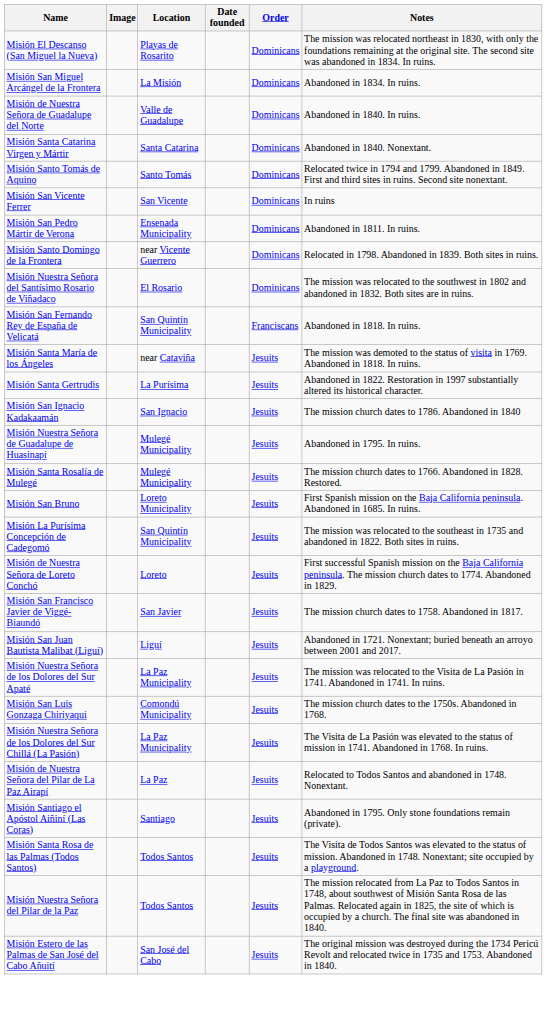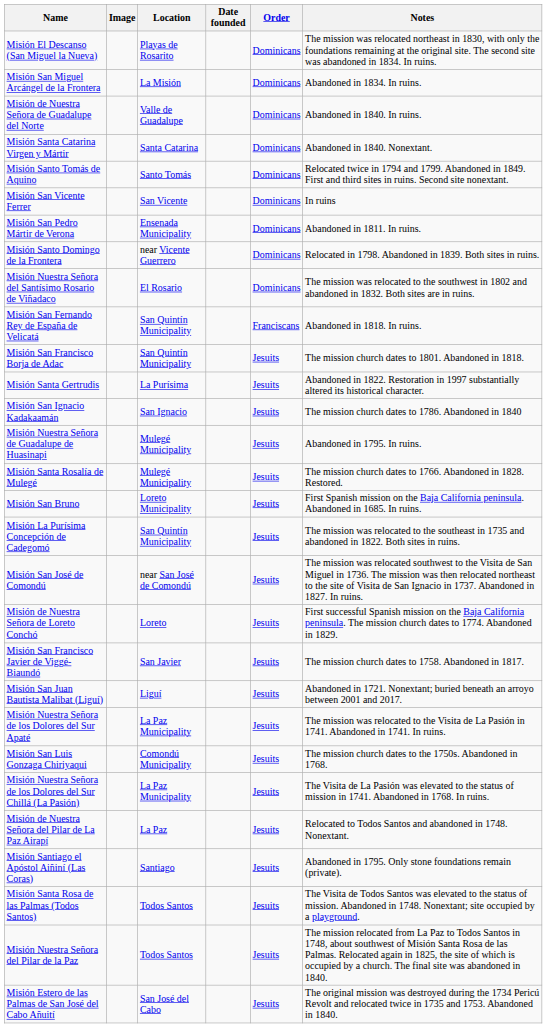- row: (52, 358)
+ row: (50, 358)
+ row: (45, 580)
